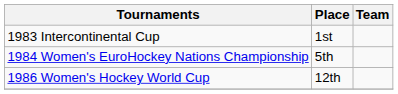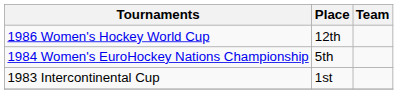rows swapped: (84, 36) <-> (109, 78)
